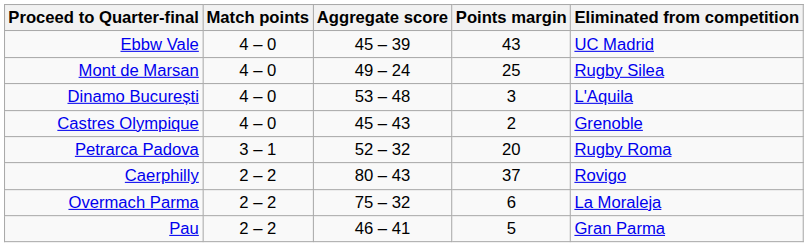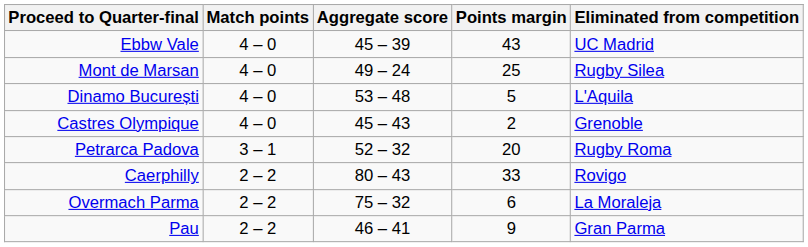(511, 96) 3 -> (511, 96) 5
(511, 176) 37 -> (511, 176) 33
(511, 228) 5 -> (511, 228) 9
